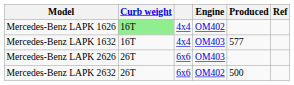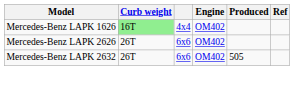- row: (61, 42)
(210, 57) OM403 -> (210, 42) OM402
(236, 73) 500 -> (236, 57) 505
